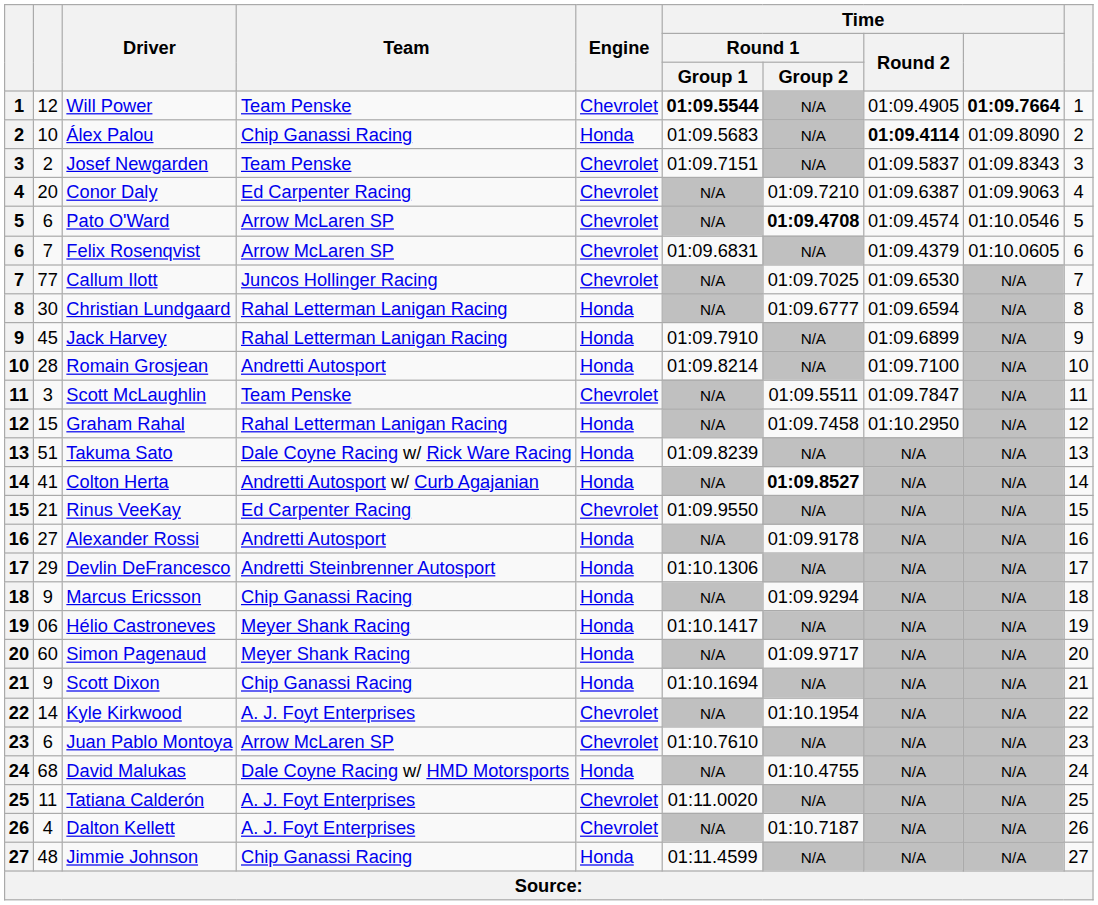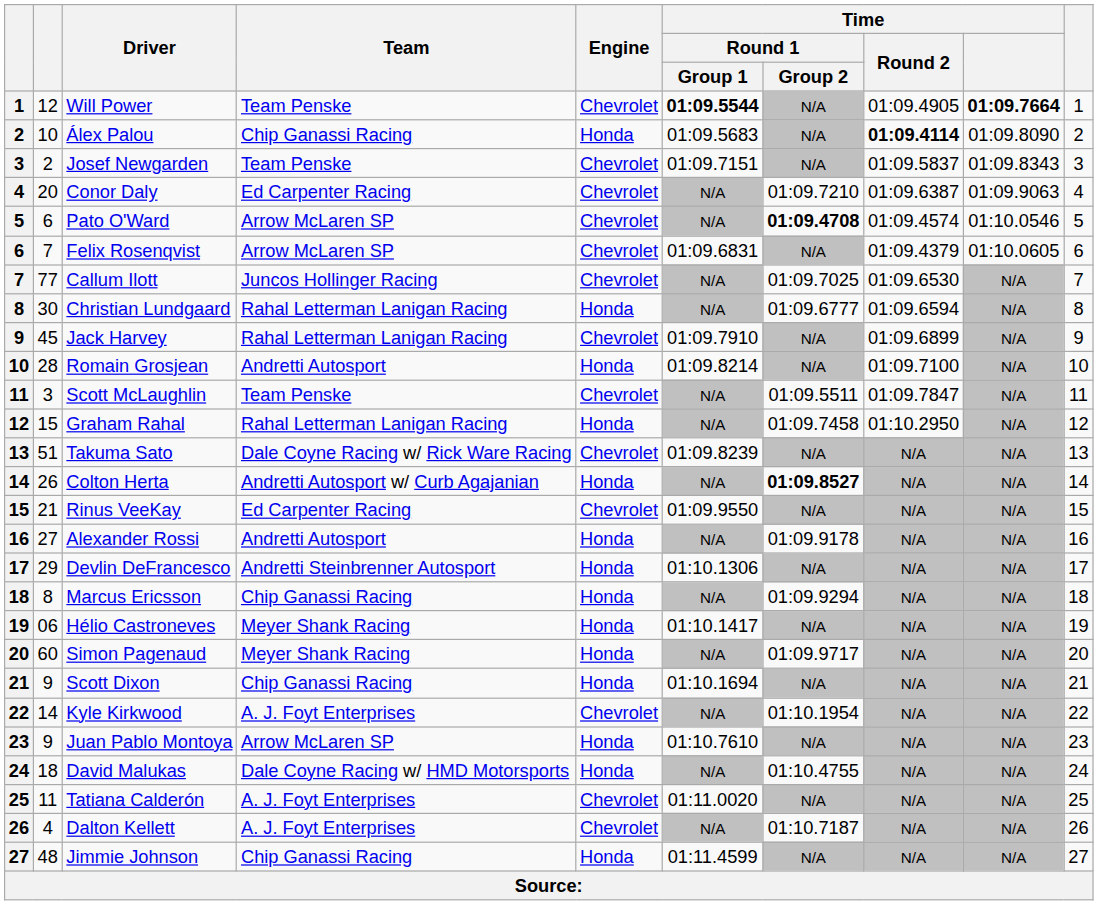(607, 337) Honda -> (619, 337) Chevrolet
(607, 452) Honda -> (619, 452) Chevrolet
(48, 481) 41 -> (48, 481) 26
(48, 597) 9 -> (48, 597) 8
(48, 741) 6 -> (48, 741) 9
(619, 741) Chevrolet -> (607, 741) Honda
(48, 770) 68 -> (48, 770) 18
